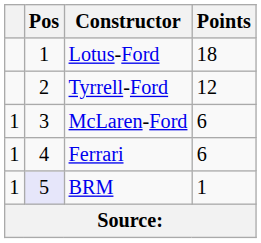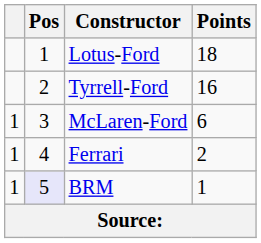(207, 88) 12 -> (207, 88) 16
(202, 154) 6 -> (202, 154) 2
